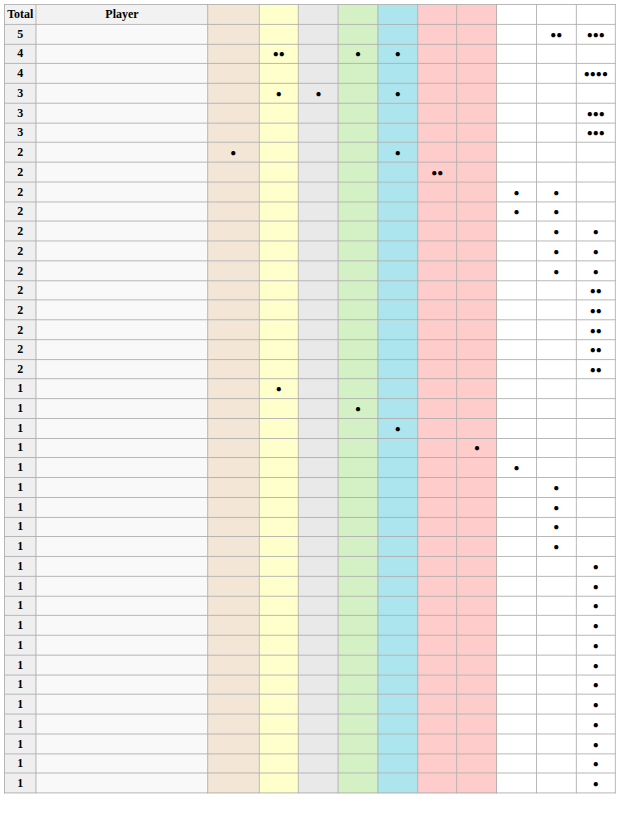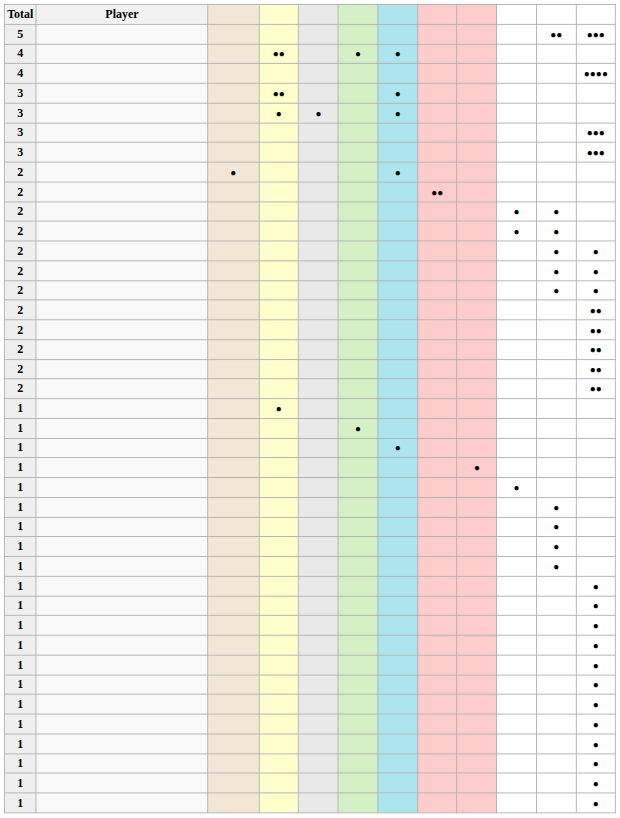+ row: (20, 93)
